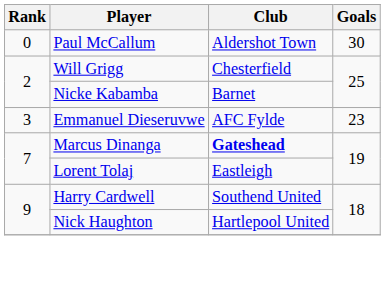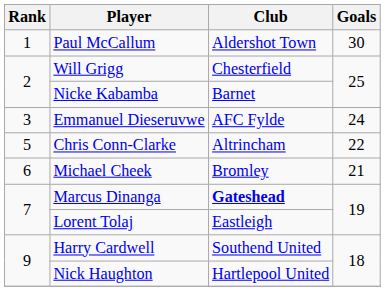(27, 42) 0 -> (27, 42) 1
(356, 119) 23 -> (356, 119) 24
+ row: (115, 145)
+ row: (103, 171)
